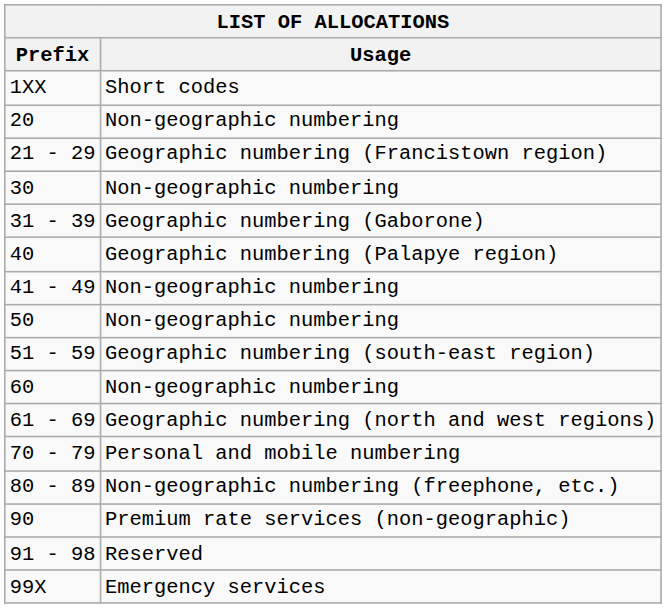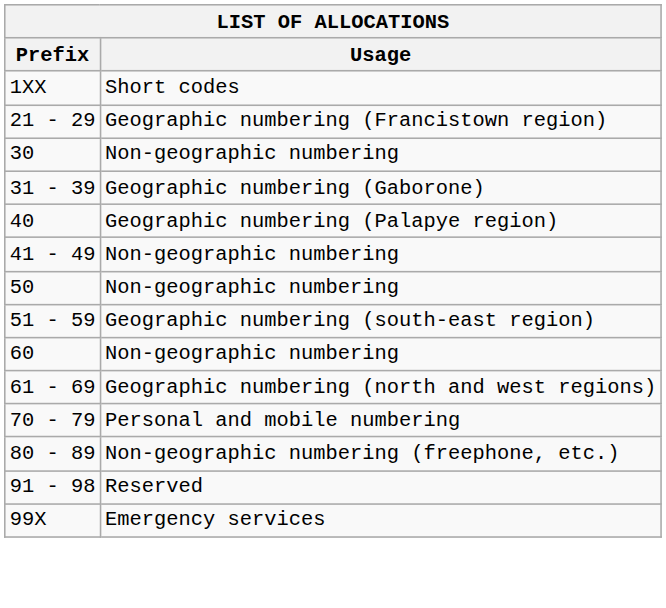- row: (22, 121)
- row: (22, 520)
